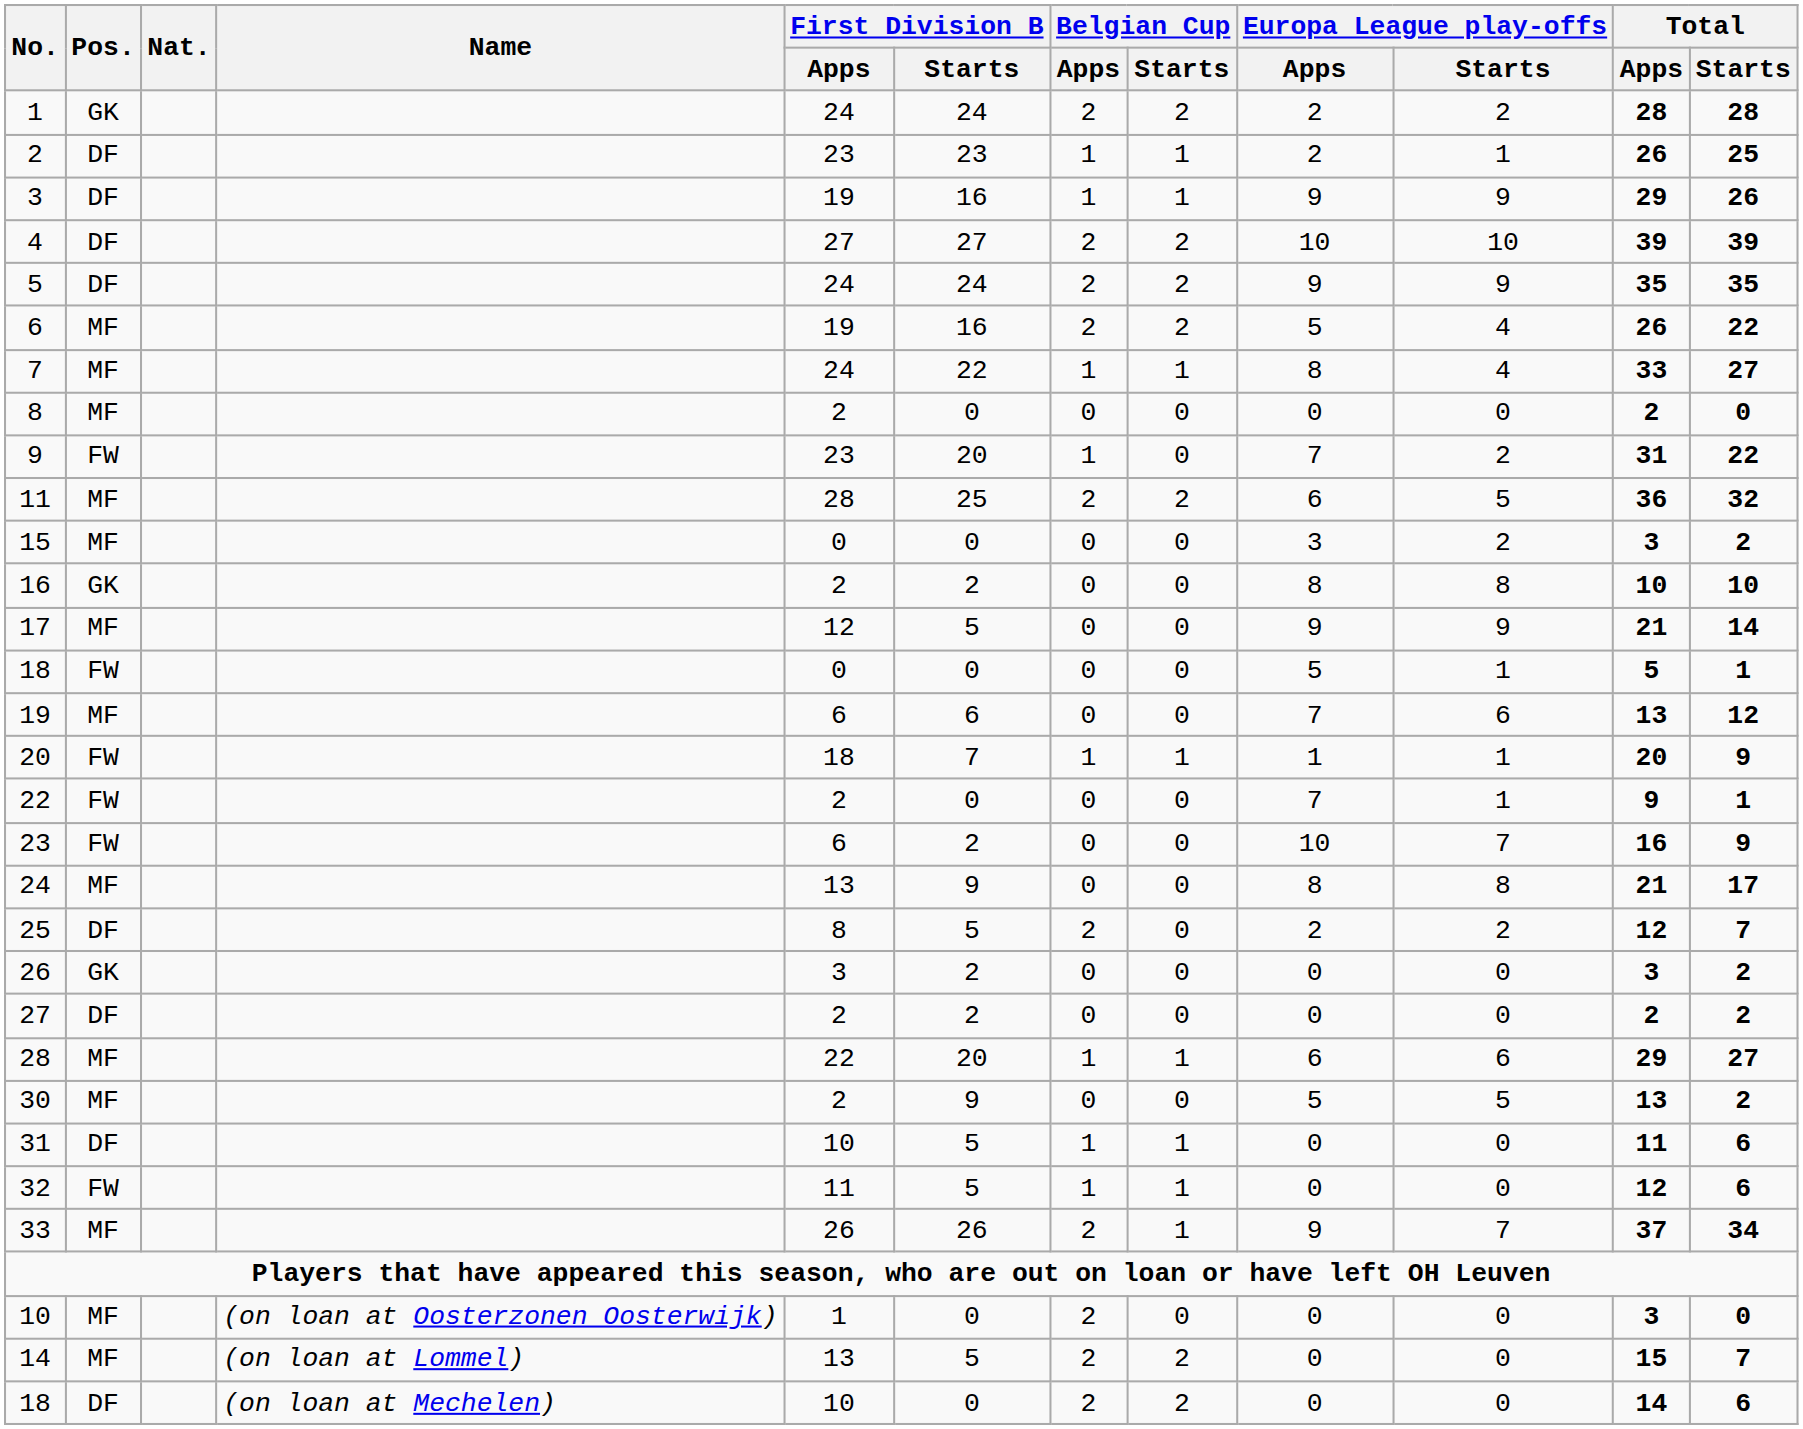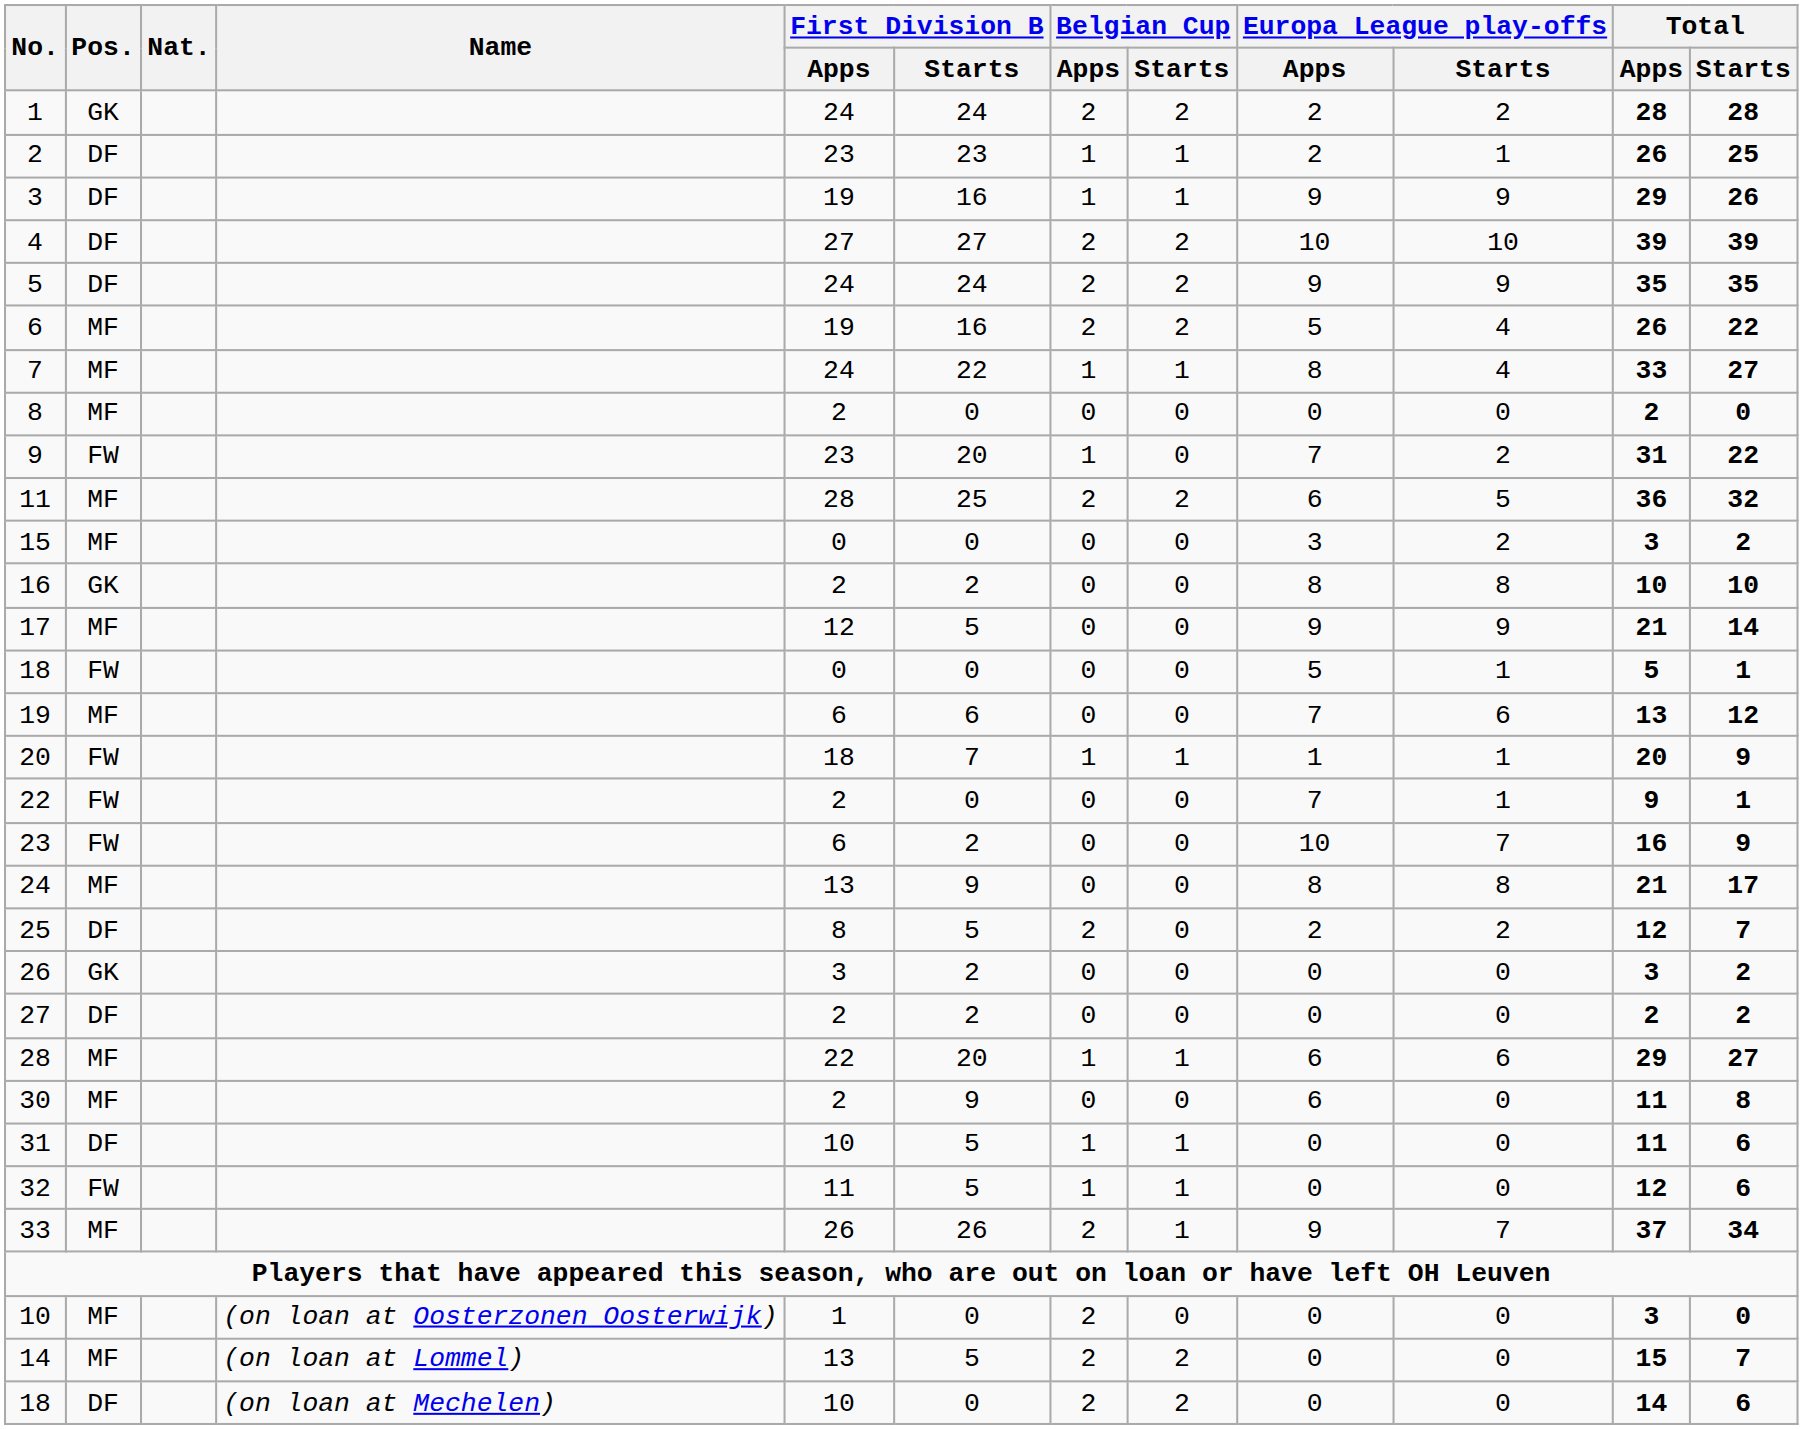(1315, 1102) 5 -> (1315, 1102) 6
(1503, 1102) 5 -> (1503, 1102) 0
(1651, 1102) 13 -> (1651, 1102) 11
(1743, 1102) 2 -> (1743, 1102) 8
